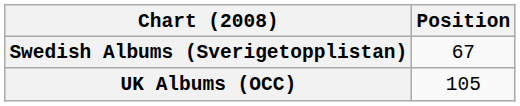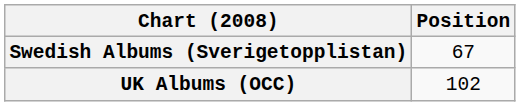(463, 84) 105 -> (463, 84) 102
